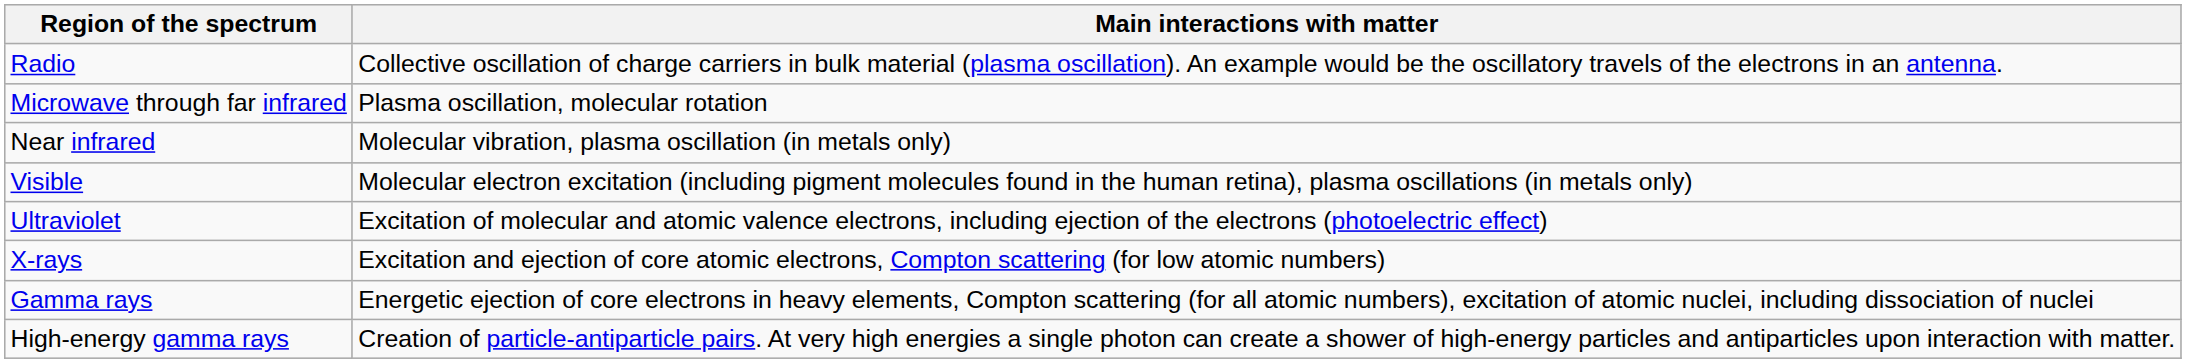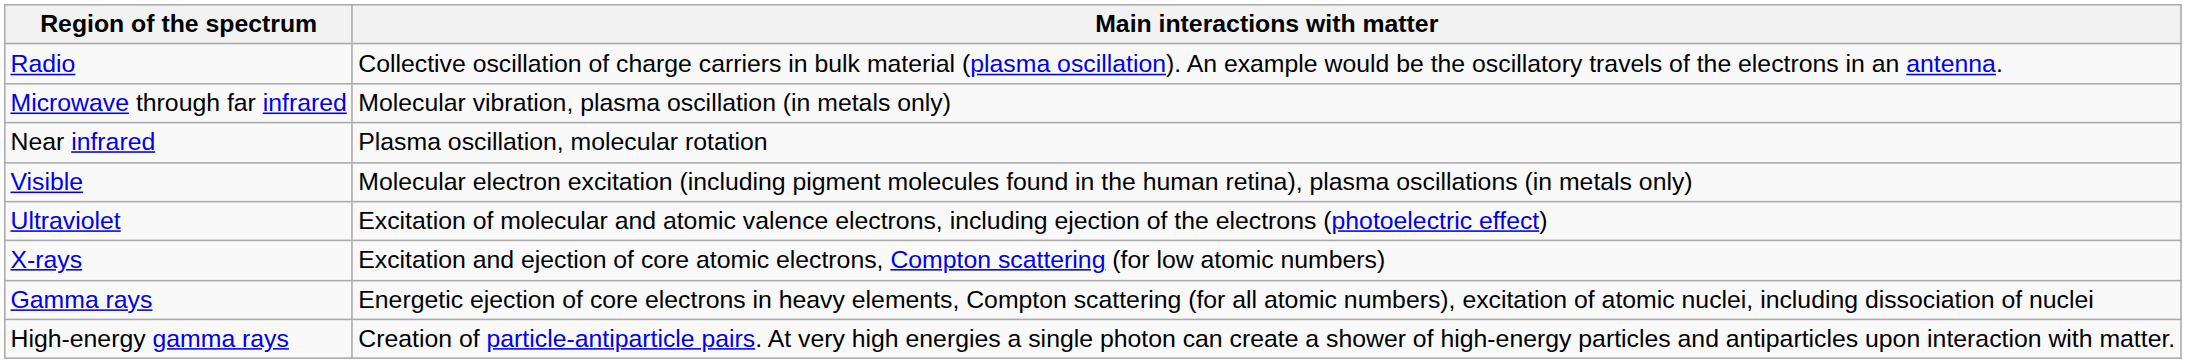(563, 102) Plasma oscillation, molecular rotation -> (655, 102) Molecular vibration, plasma oscillation (in metals only)
(655, 142) Molecular vibration, plasma oscillation (in metals only) -> (563, 142) Plasma oscillation, molecular rotation
